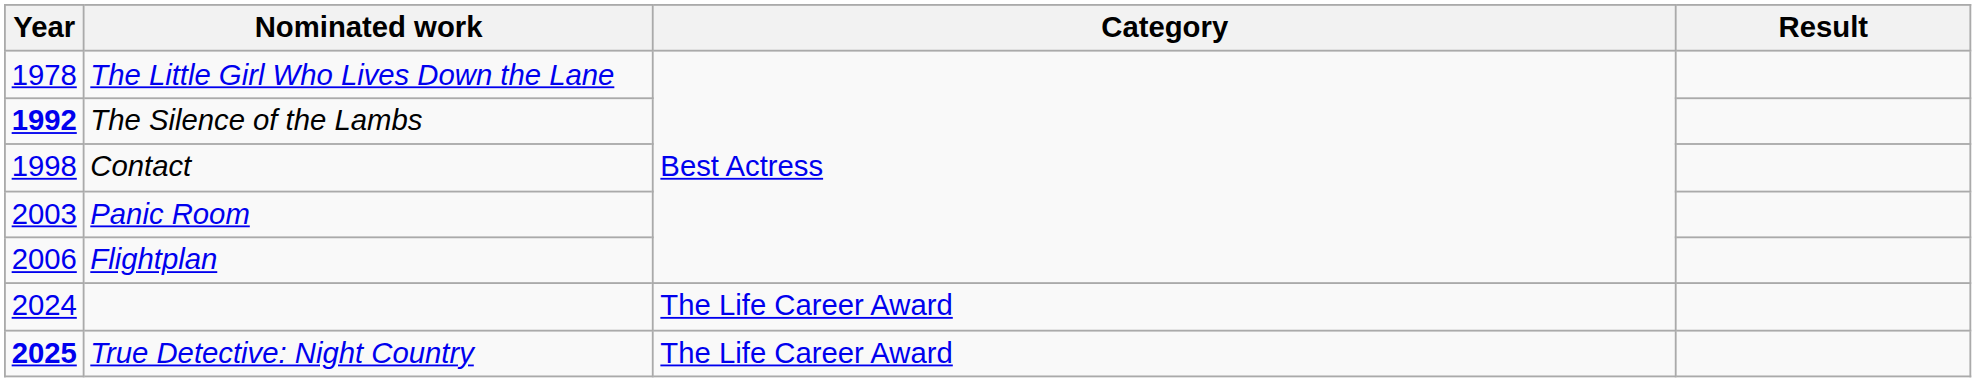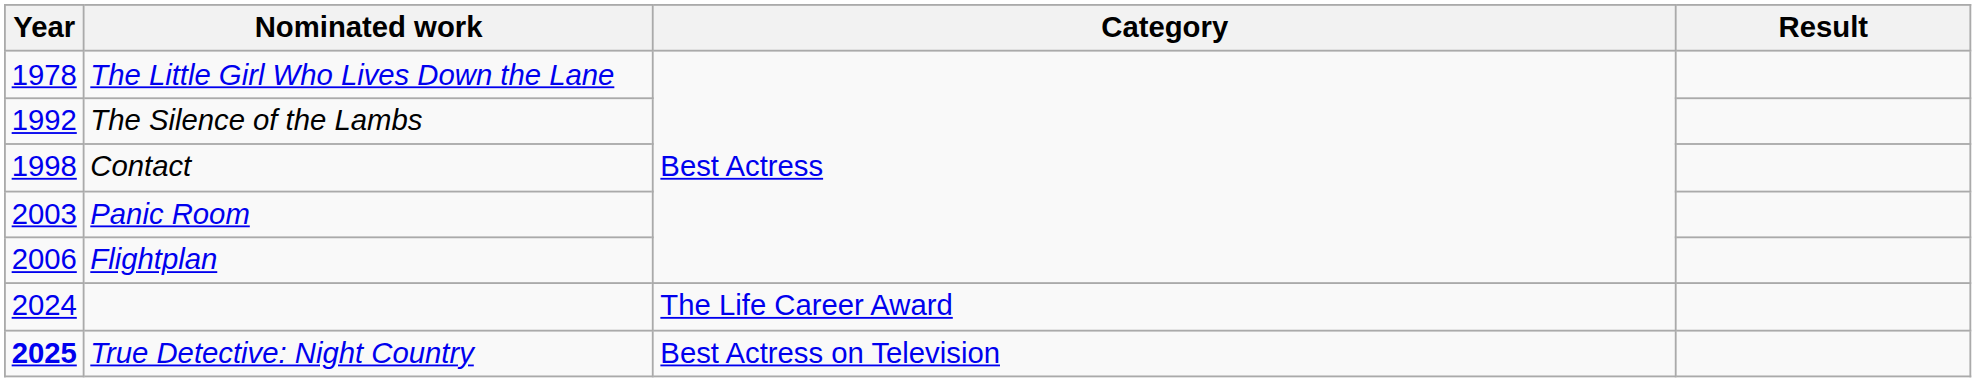(44, 120) bold -> (44, 120) normal
(807, 352) The Life Career Award -> (830, 352) Best Actress on Television
